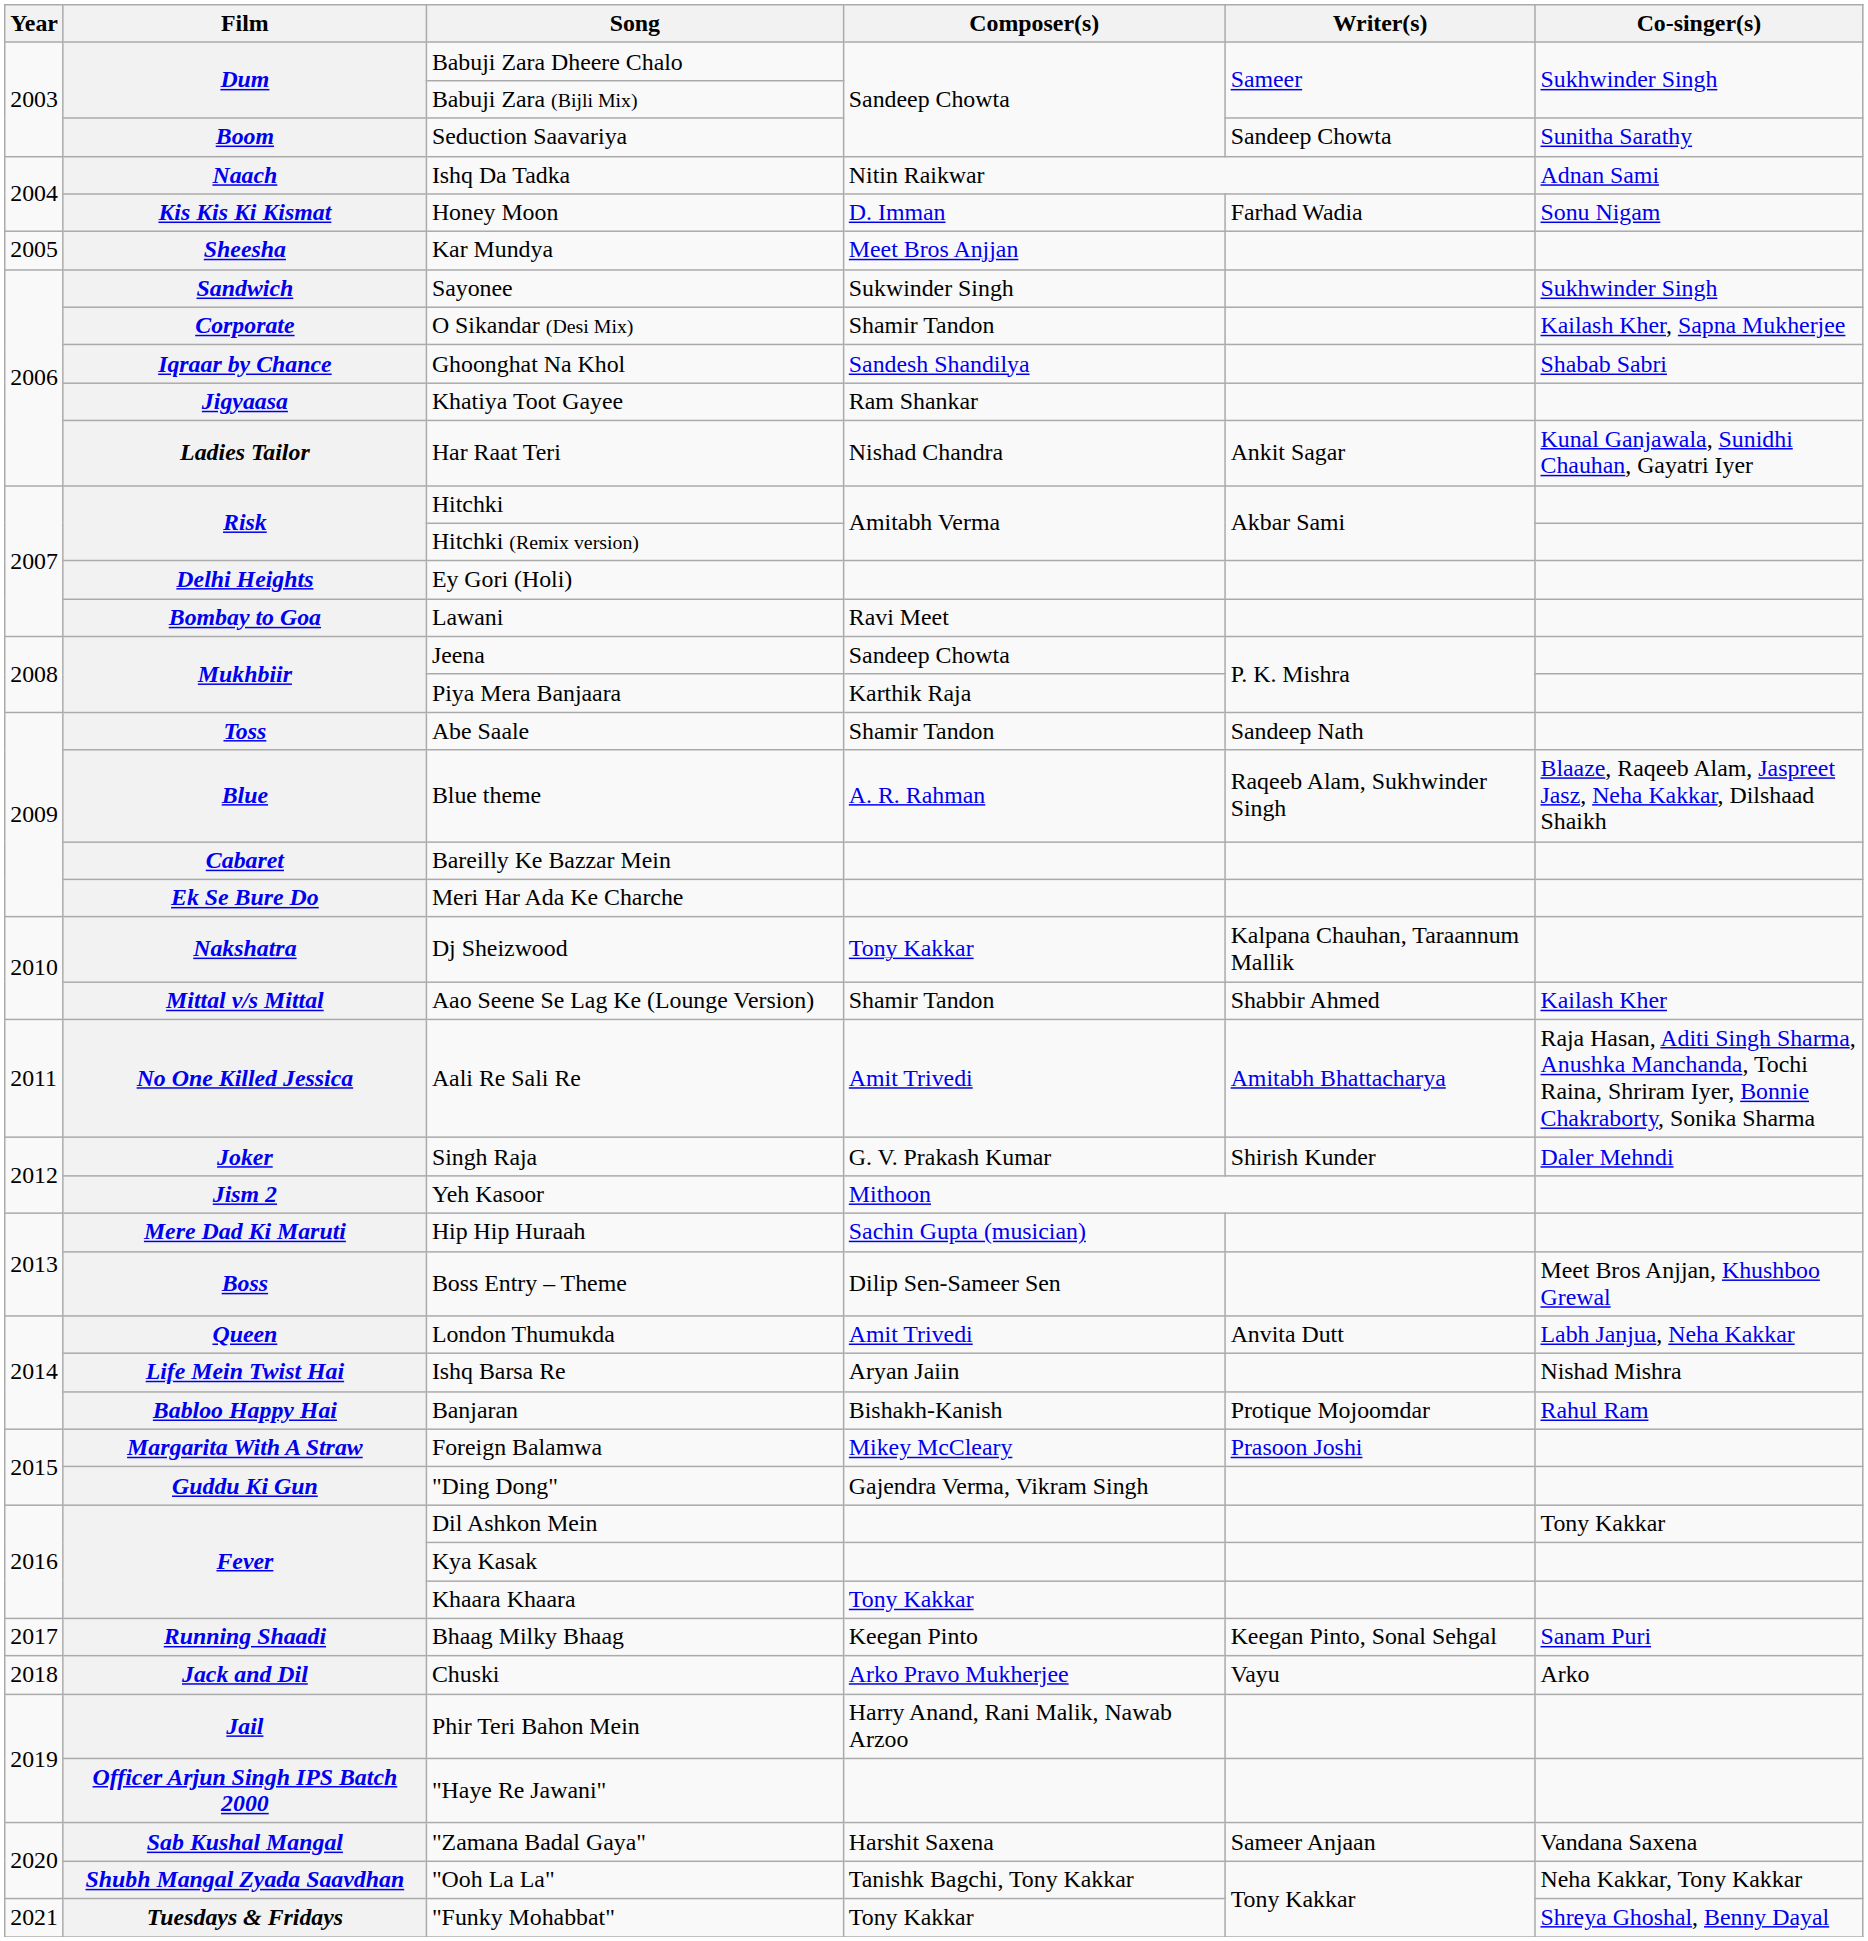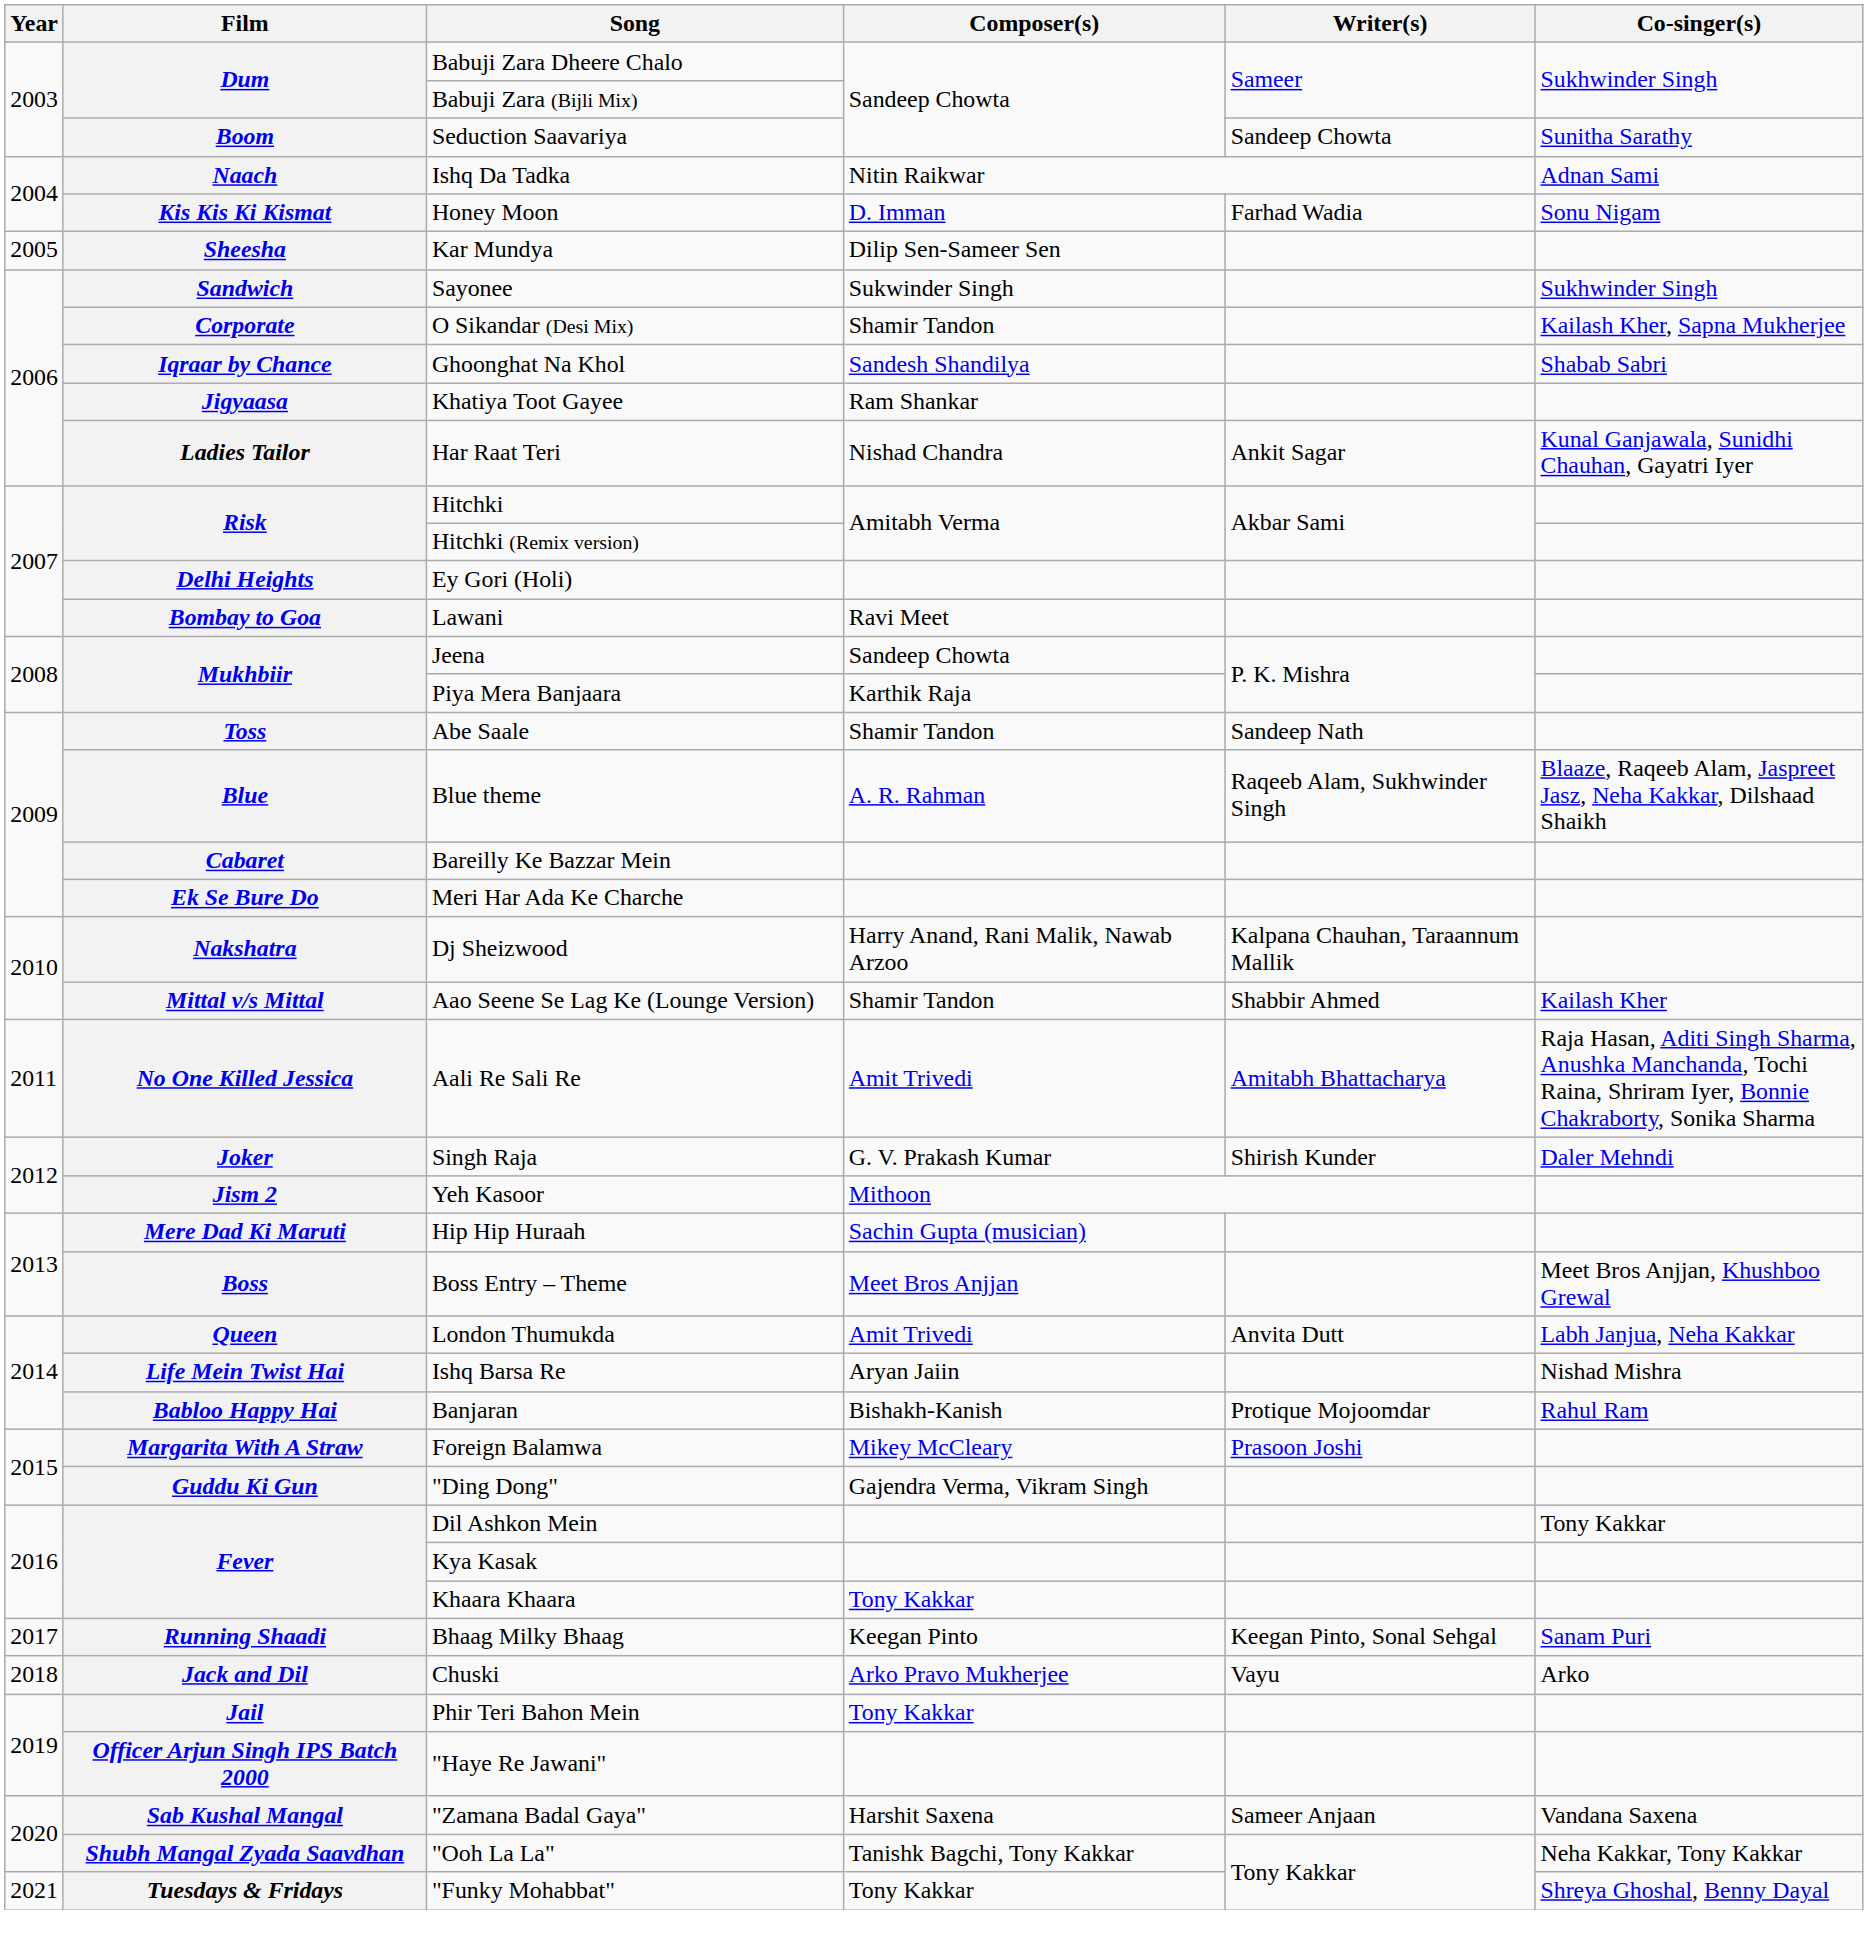(934, 250) Meet Bros Anjjan -> (955, 250) Dilip Sen-Sameer Sen
(911, 949) Tony Kakkar -> (1010, 949) Harry Anand, Rani Malik, Nawab Arzoo
(955, 1283) Dilip Sen-Sameer Sen -> (934, 1283) Meet Bros Anjjan
(1010, 1725) Harry Anand, Rani Malik, Nawab Arzoo -> (911, 1712) Tony Kakkar
